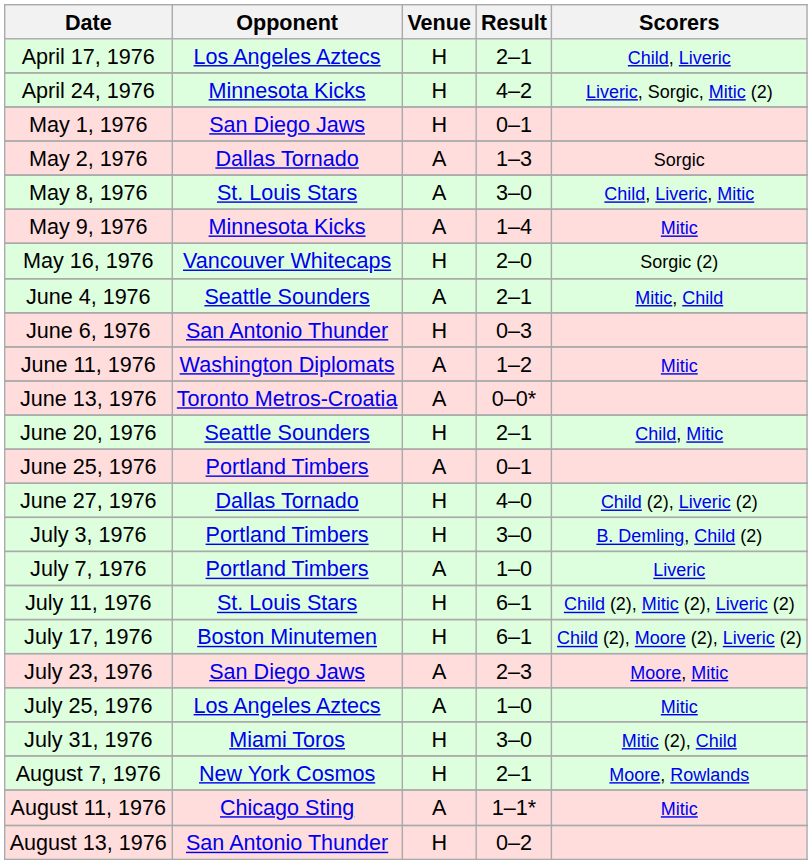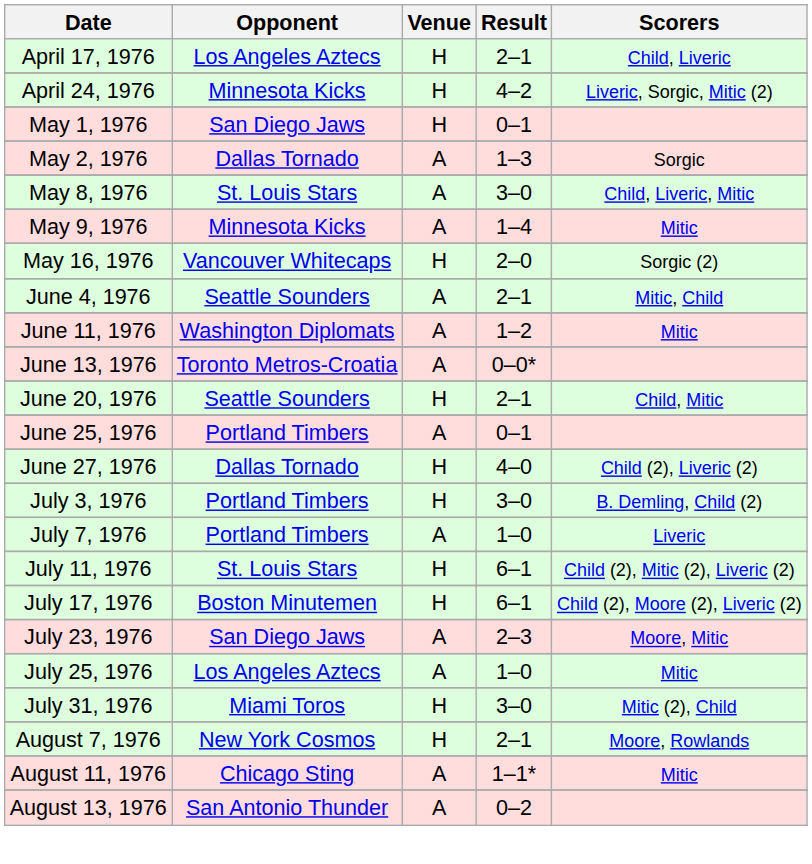- row: (88, 330)
(439, 842) H -> (439, 808) A
